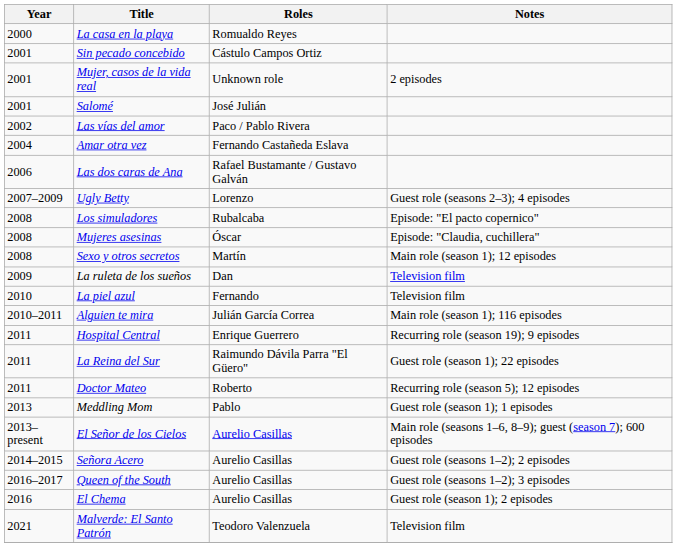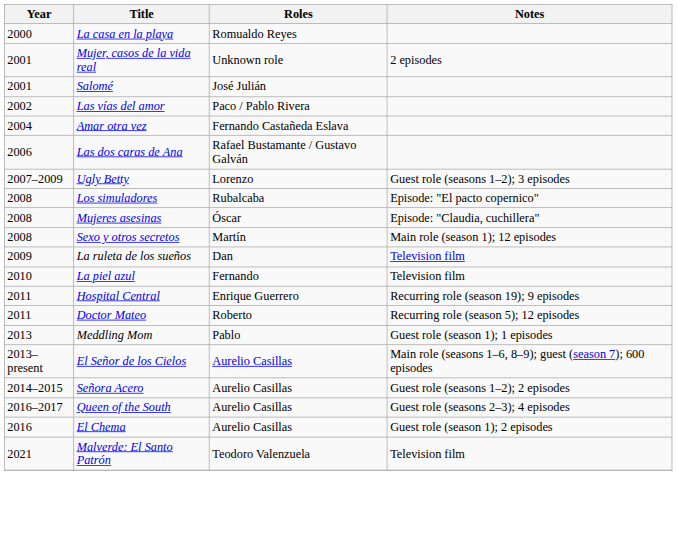- row: (131, 53)
(480, 198) Guest role (seasons 2–3); 4 episodes -> (480, 178) Guest role (seasons 1–2); 3 episodes
- row: (115, 315)
- row: (118, 361)
(480, 480) Guest role (seasons 1–2); 3 episodes -> (480, 407) Guest role (seasons 2–3); 4 episodes
